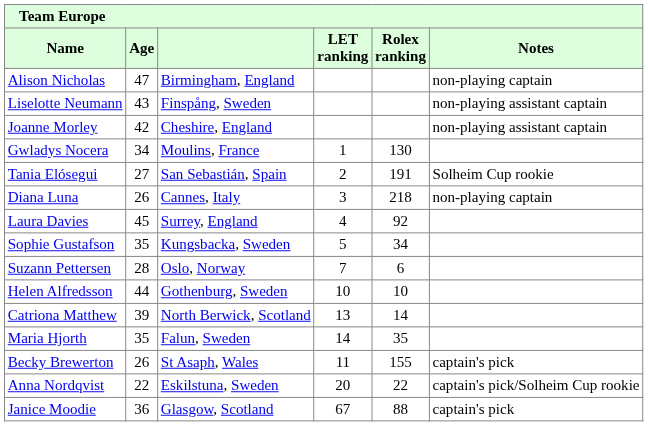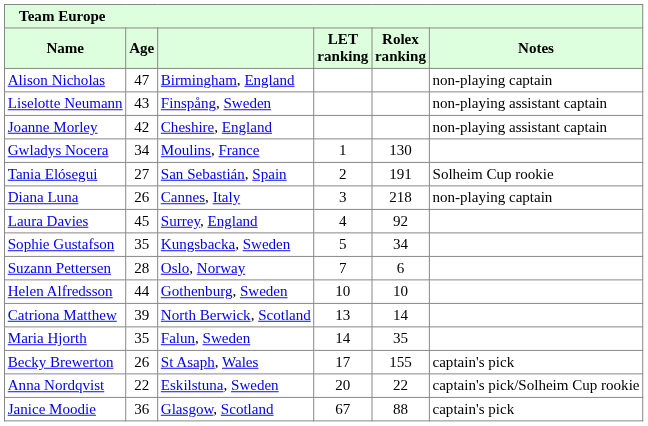(343, 362) 11 -> (343, 362) 17
